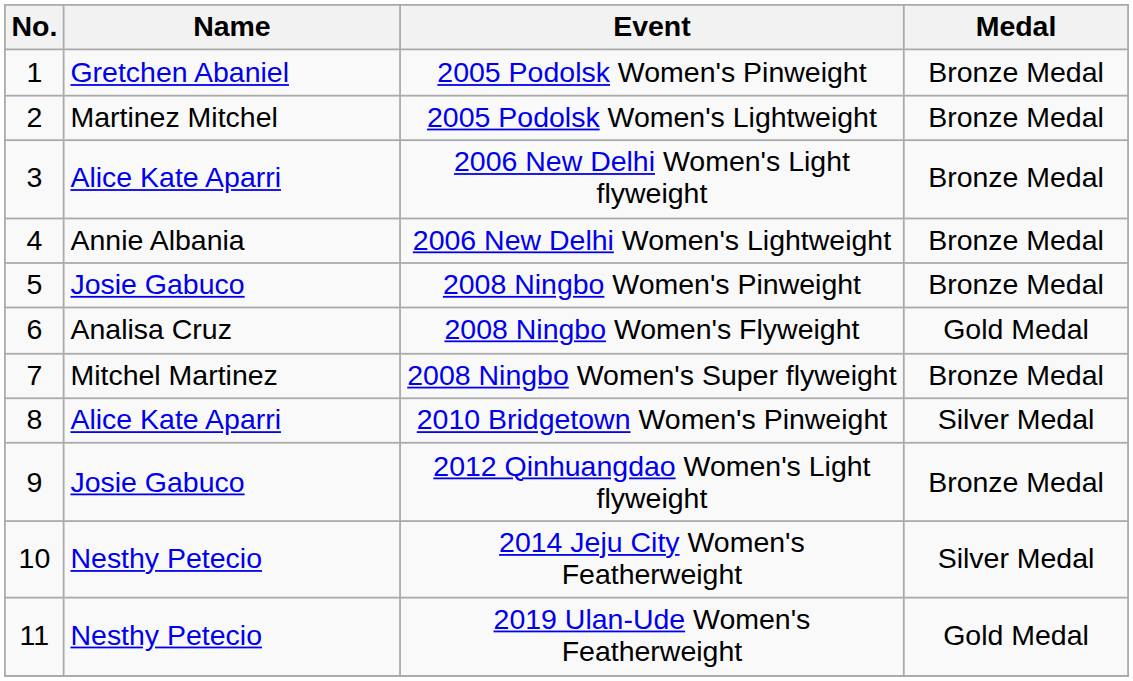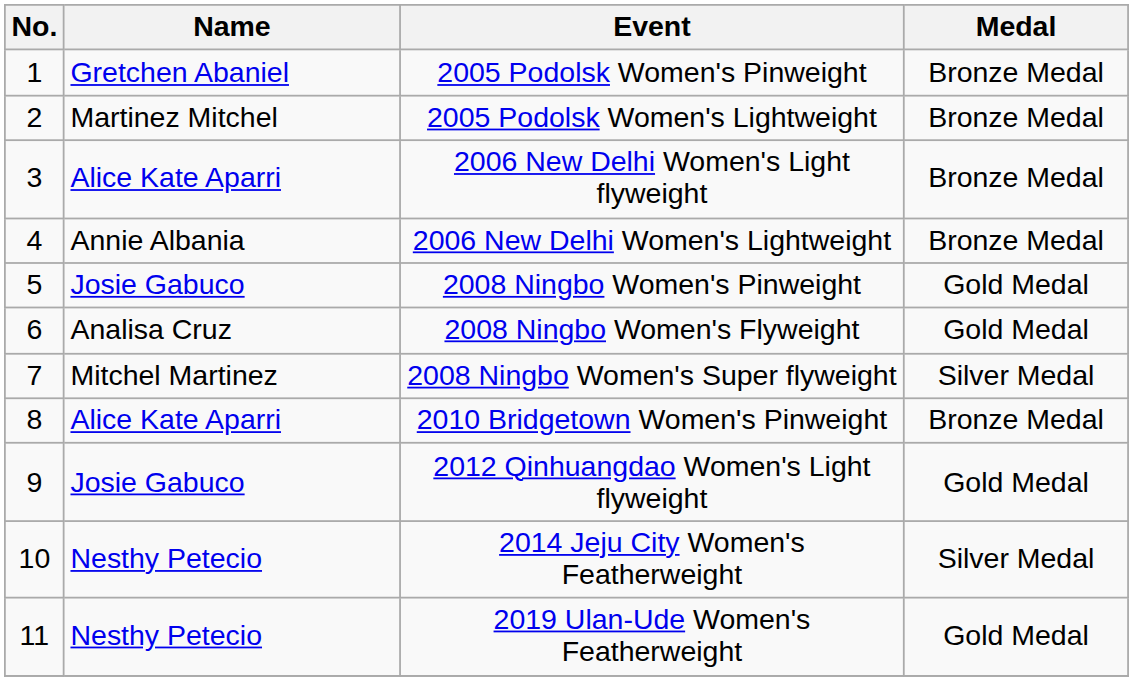(1016, 284) Bronze Medal -> (1016, 284) Gold Medal
(1016, 375) Bronze Medal -> (1016, 375) Silver Medal
(1016, 420) Silver Medal -> (1016, 420) Bronze Medal
(1016, 481) Bronze Medal -> (1016, 481) Gold Medal
